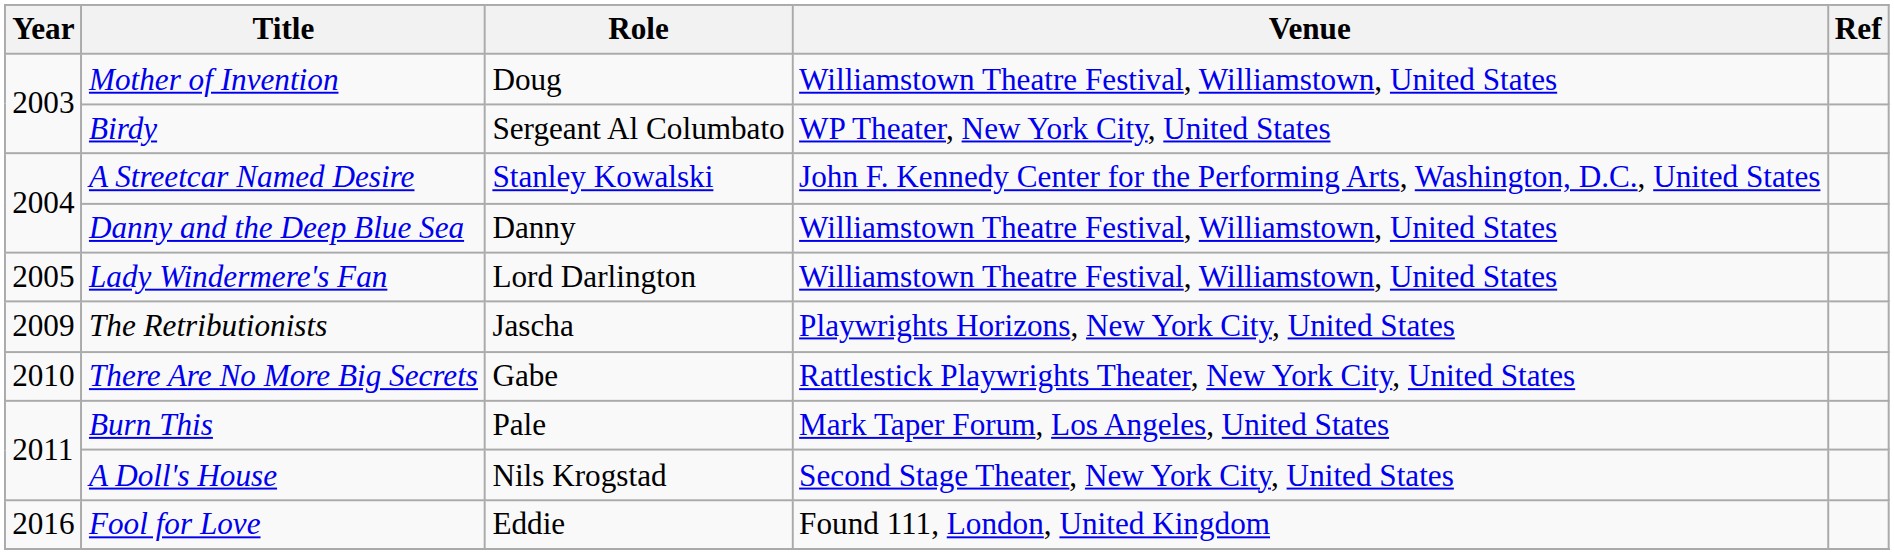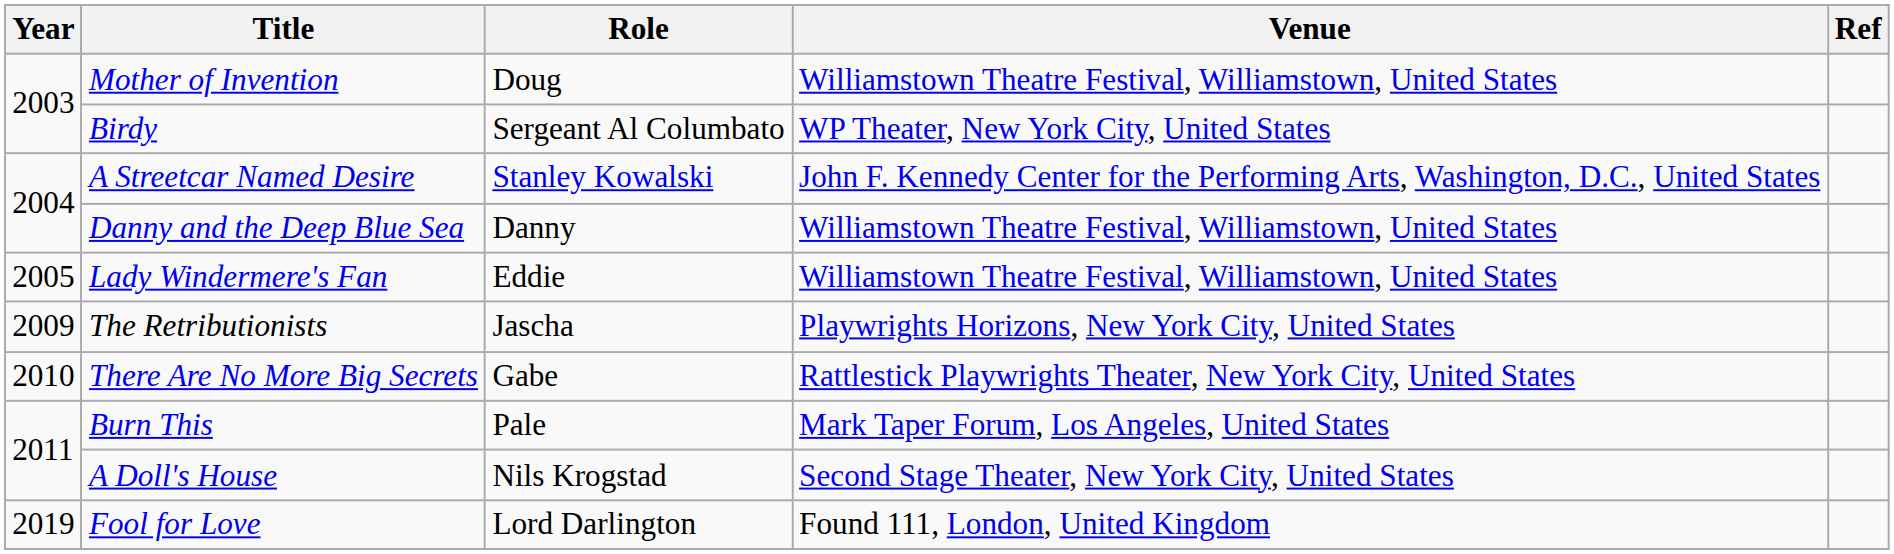(594, 276) Lord Darlington -> (529, 276) Eddie
(43, 524) 2016 -> (43, 524) 2019
(529, 524) Eddie -> (594, 524) Lord Darlington
